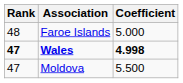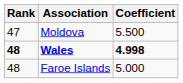rows swapped: (62, 68) <-> (75, 31)
(13, 50) 47 -> (13, 50) 48
